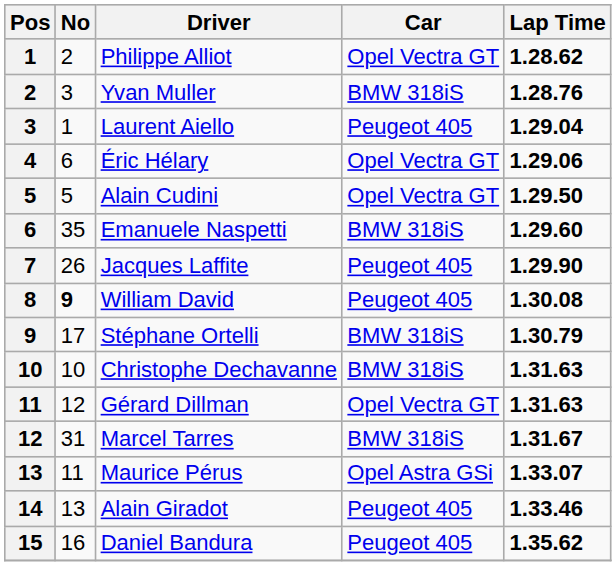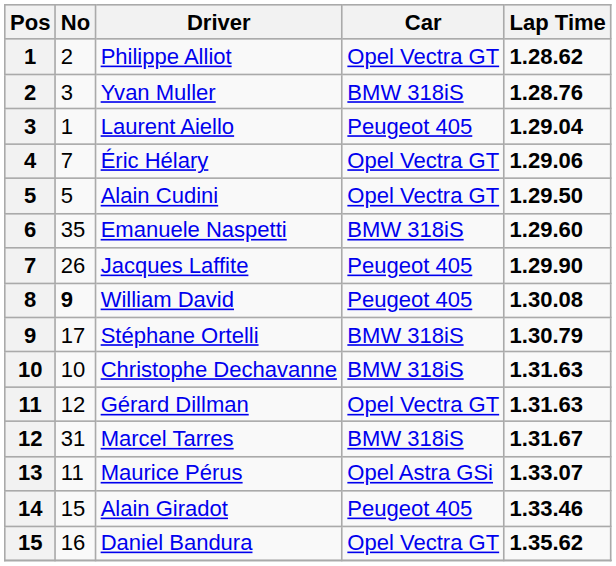(67, 161) 6 -> (67, 161) 7
(73, 508) 13 -> (73, 508) 15
(410, 543) Peugeot 405 -> (423, 543) Opel Vectra GT
